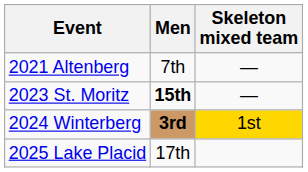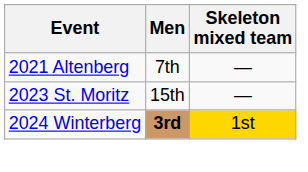(173, 95) bold -> (167, 95) normal
- row: (77, 152)
